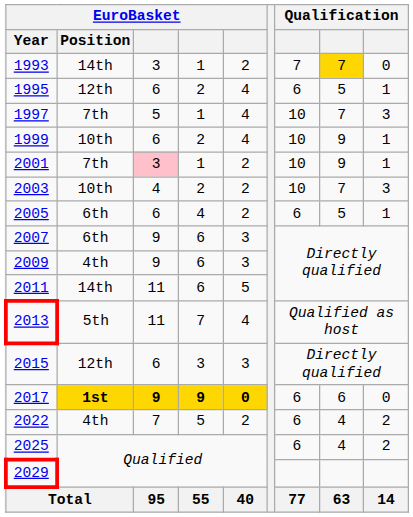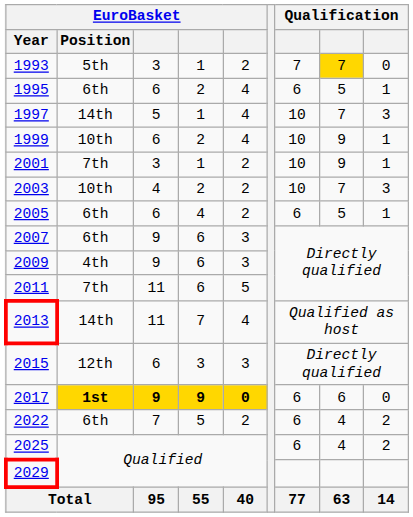(95, 66) 14th -> (95, 66) 5th
(95, 90) 12th -> (95, 90) 6th
(95, 115) 7th -> (95, 115) 14th
(156, 164) pink background -> (156, 164) no background
(95, 287) 14th -> (95, 287) 7th
(96, 321) 5th -> (96, 321) 14th
(95, 421) 4th -> (95, 421) 6th
